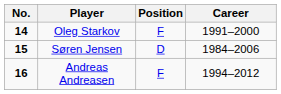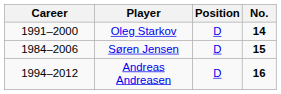columns swapped: (21, 13) <-> (231, 13)
(161, 31) F -> (217, 31) D
(161, 73) F -> (217, 73) D
